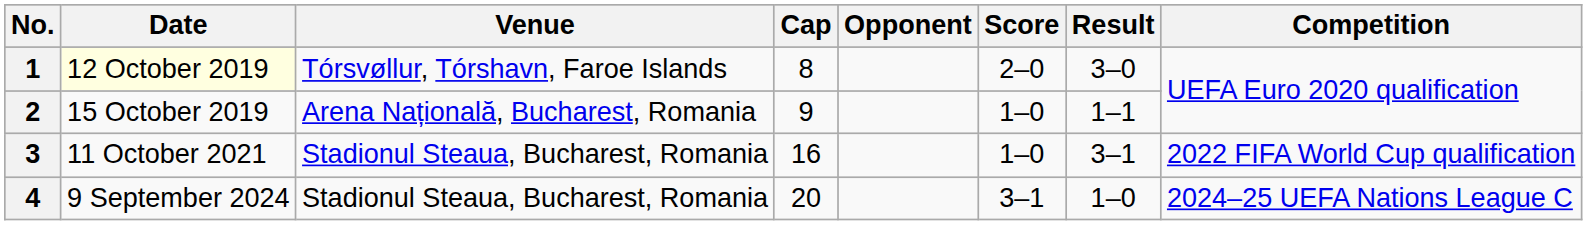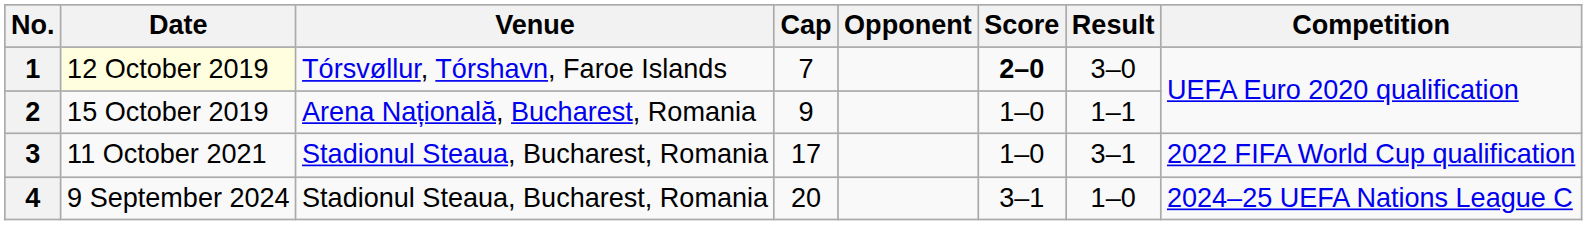(806, 68) 8 -> (806, 68) 7
(1022, 68) normal -> (1022, 68) bold
(806, 154) 16 -> (806, 154) 17
